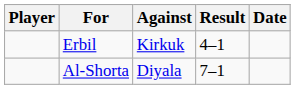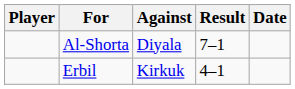rows swapped: (96, 71) <-> (80, 44)
